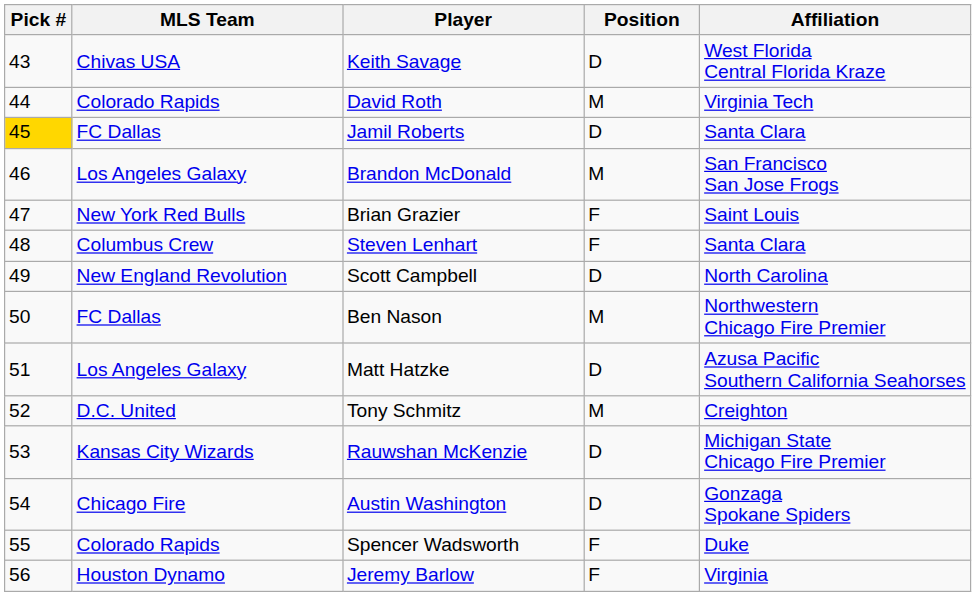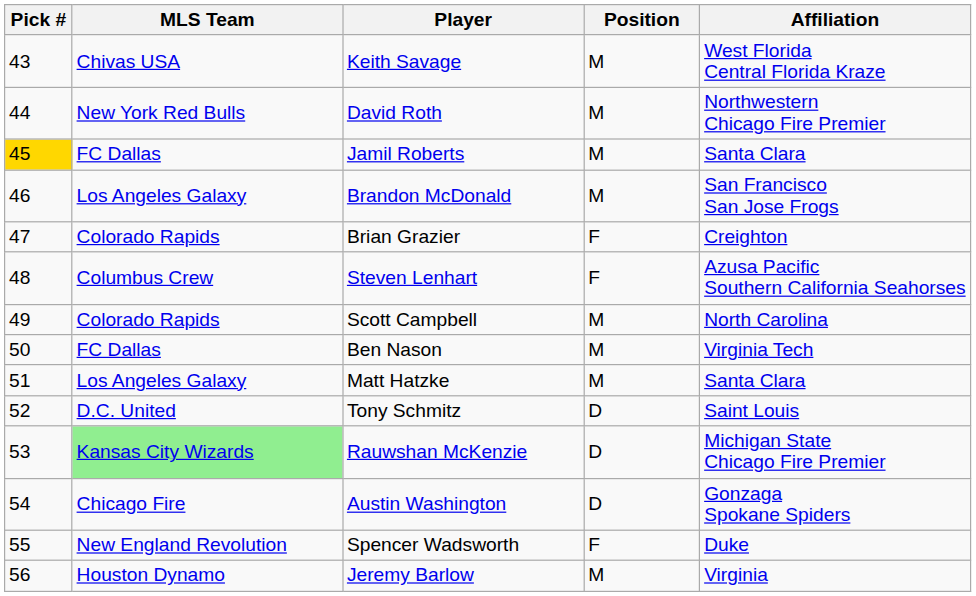(595, 60) D -> (596, 60) M
(148, 102) Colorado Rapids -> (161, 113) New York Red Bulls
(759, 102) Virginia Tech -> (795, 113) Northwestern Chicago Fire Premier
(595, 132) D -> (596, 154) M
(161, 215) New York Red Bulls -> (148, 236) Colorado Rapids
(752, 215) Saint Louis -> (746, 236) Creighton
(755, 245) Santa Clara -> (835, 278) Azusa Pacific Southern California Seahorses
(182, 276) New England Revolution -> (148, 319) Colorado Rapids
(595, 276) D -> (596, 319) M
(795, 317) Northwestern Chicago Fire Premier -> (759, 349) Virginia Tech
(595, 369) D -> (596, 380) M
(835, 369) Azusa Pacific Southern California Seahorses -> (755, 380) Santa Clara
(596, 410) M -> (595, 410) D
(746, 410) Creighton -> (752, 410) Saint Louis
(165, 451) no background -> (165, 451) lightgreen background
(148, 545) Colorado Rapids -> (182, 545) New England Revolution
(594, 575) F -> (596, 575) M
